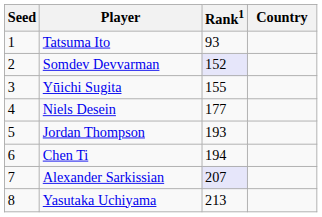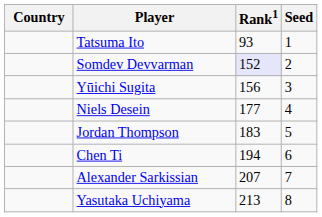columns swapped: (282, 17) <-> (22, 17)
(216, 87) 155 -> (250, 87) 156
(216, 132) 193 -> (250, 132) 183
(216, 177) lavender background -> (250, 177) no background
